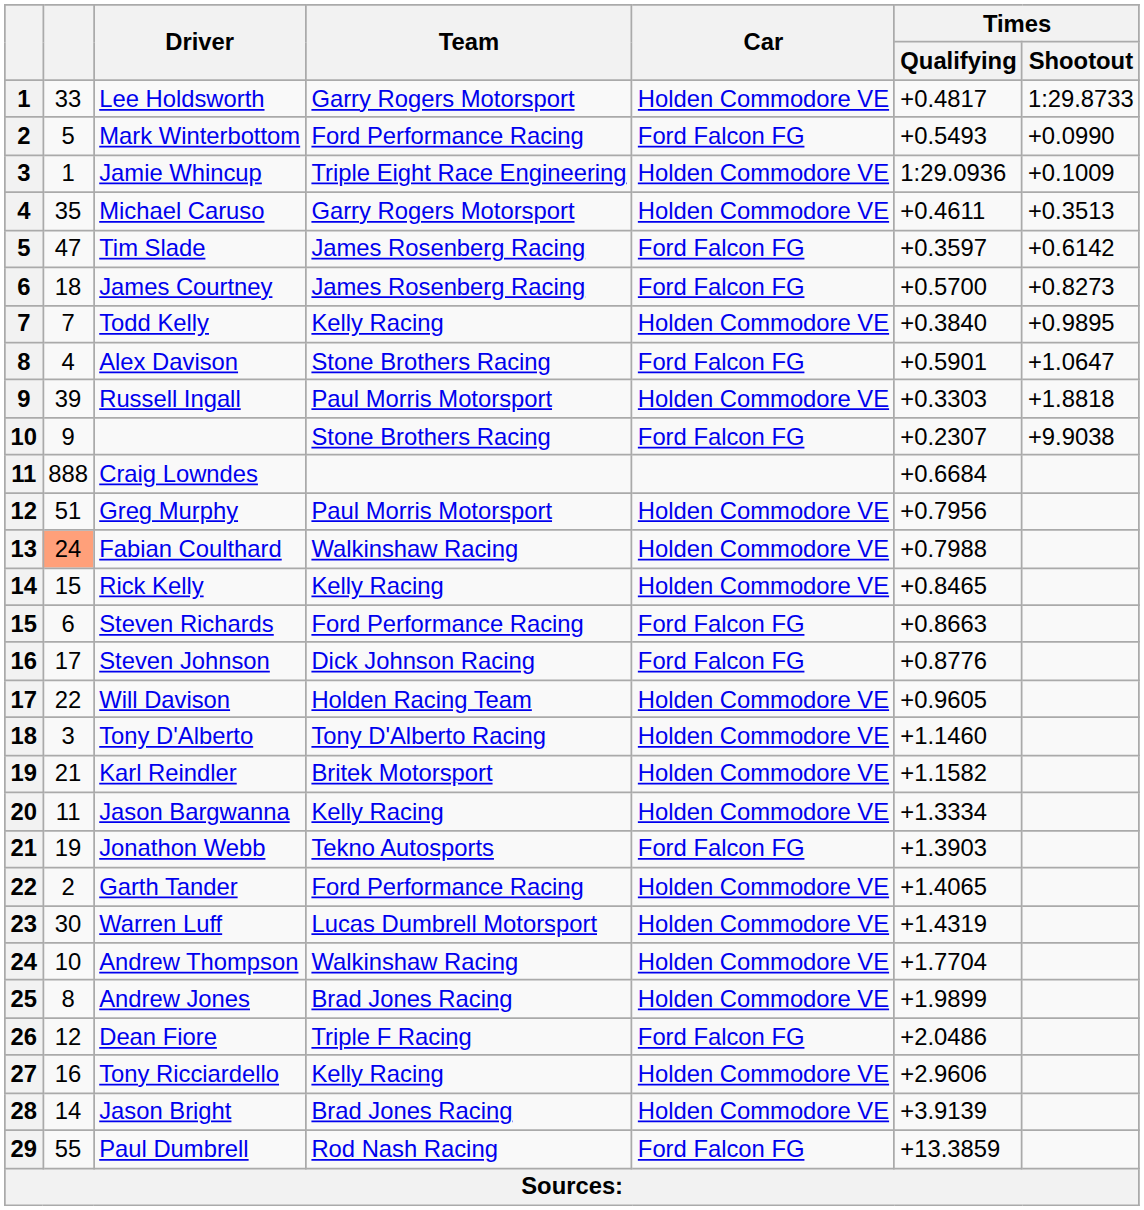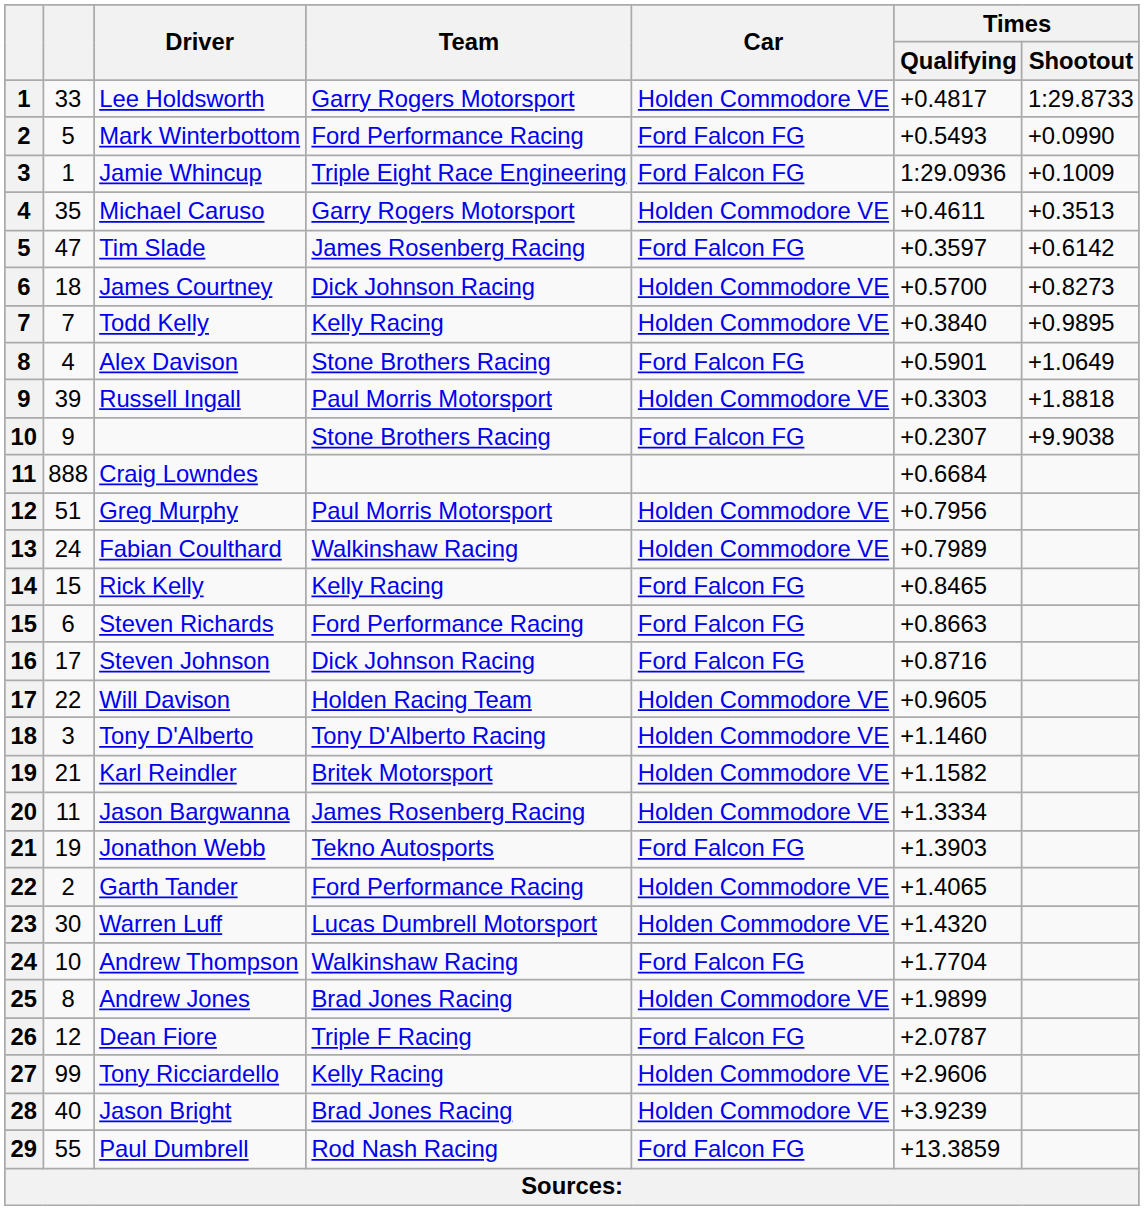(763, 173) Holden Commodore VE -> (721, 173) Ford Falcon FG
(448, 286) James Rosenberg Racing -> (423, 286) Dick Johnson Racing
(721, 286) Ford Falcon FG -> (763, 286) Holden Commodore VE
(1071, 361) +1.0647 -> (1071, 361) +1.0649
(68, 548) lightsalmon background -> (68, 548) no background
(944, 548) +0.7988 -> (944, 548) +0.7989
(763, 586) Holden Commodore VE -> (721, 586) Ford Falcon FG
(944, 661) +0.8776 -> (944, 661) +0.8716
(378, 811) Kelly Racing -> (448, 811) James Rosenberg Racing
(944, 924) +1.4319 -> (944, 924) +1.4320
(763, 961) Holden Commodore VE -> (721, 961) Ford Falcon FG
(944, 1036) +2.0486 -> (944, 1036) +2.0787
(68, 1074) 16 -> (68, 1074) 99
(68, 1111) 14 -> (68, 1111) 40
(944, 1111) +3.9139 -> (944, 1111) +3.9239
